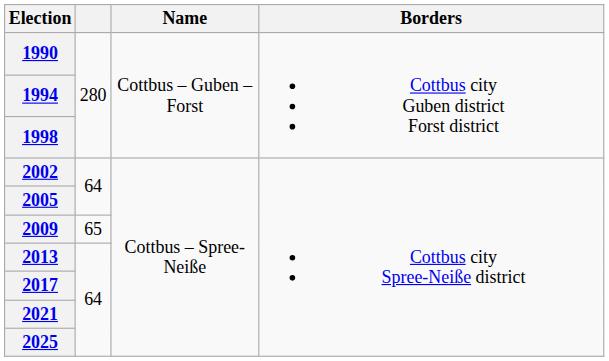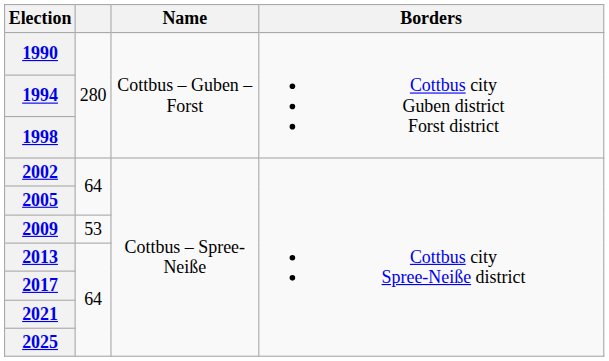(93, 228) 65 -> (93, 228) 53
